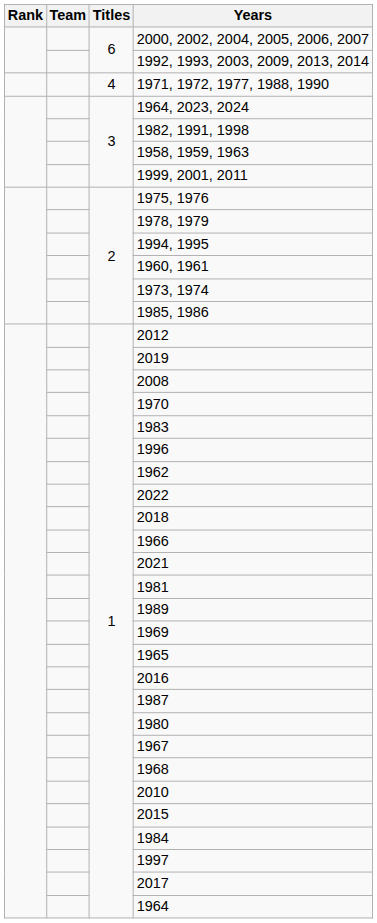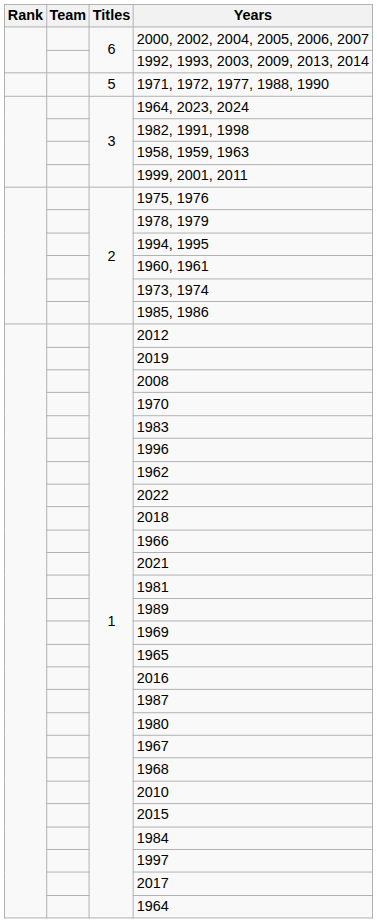(111, 84) 4 -> (111, 84) 5
